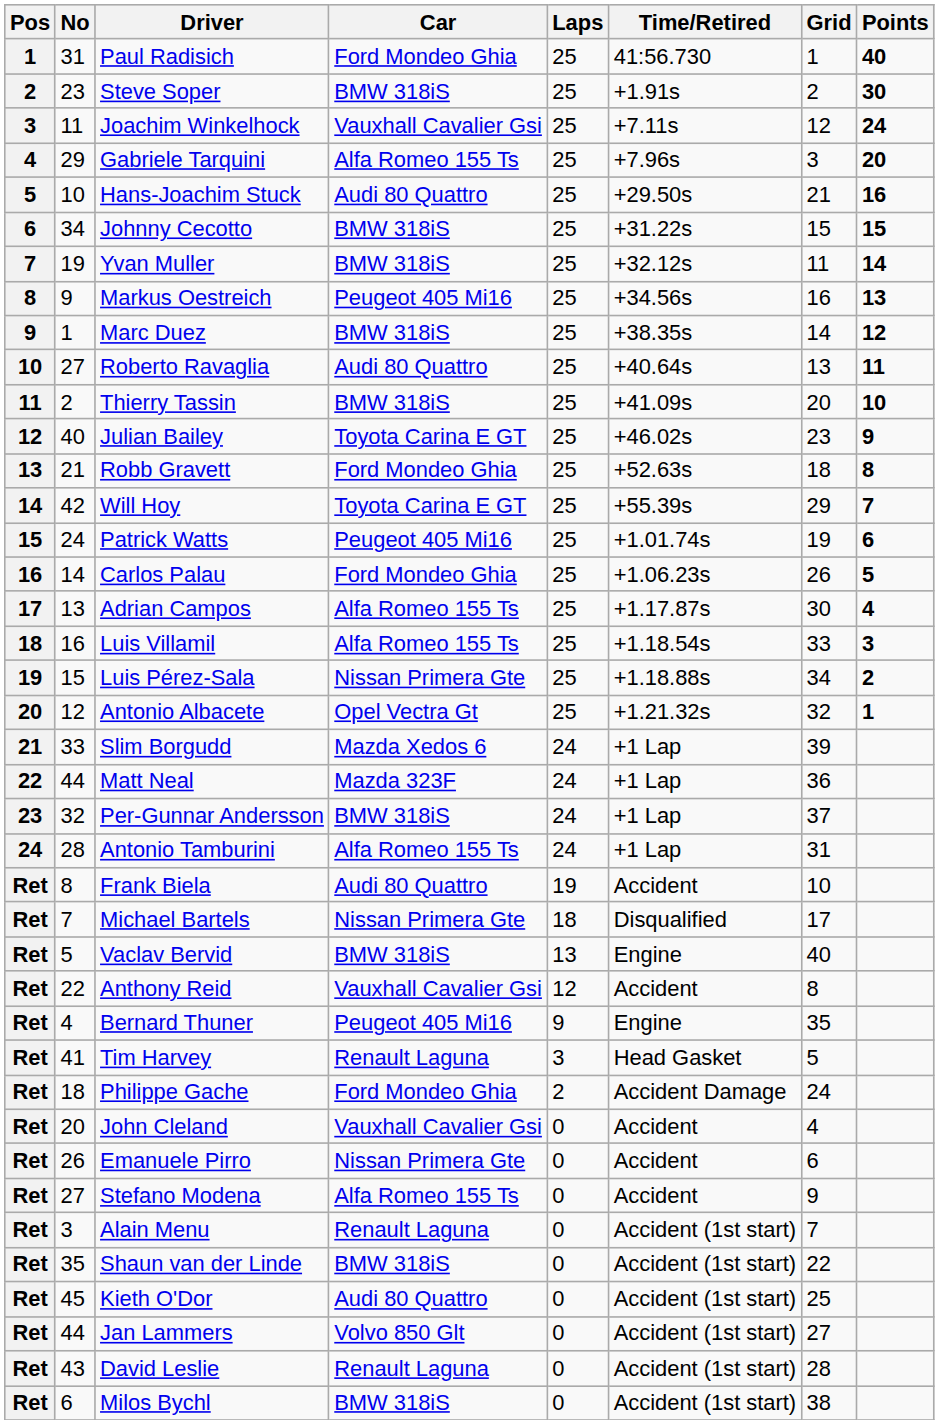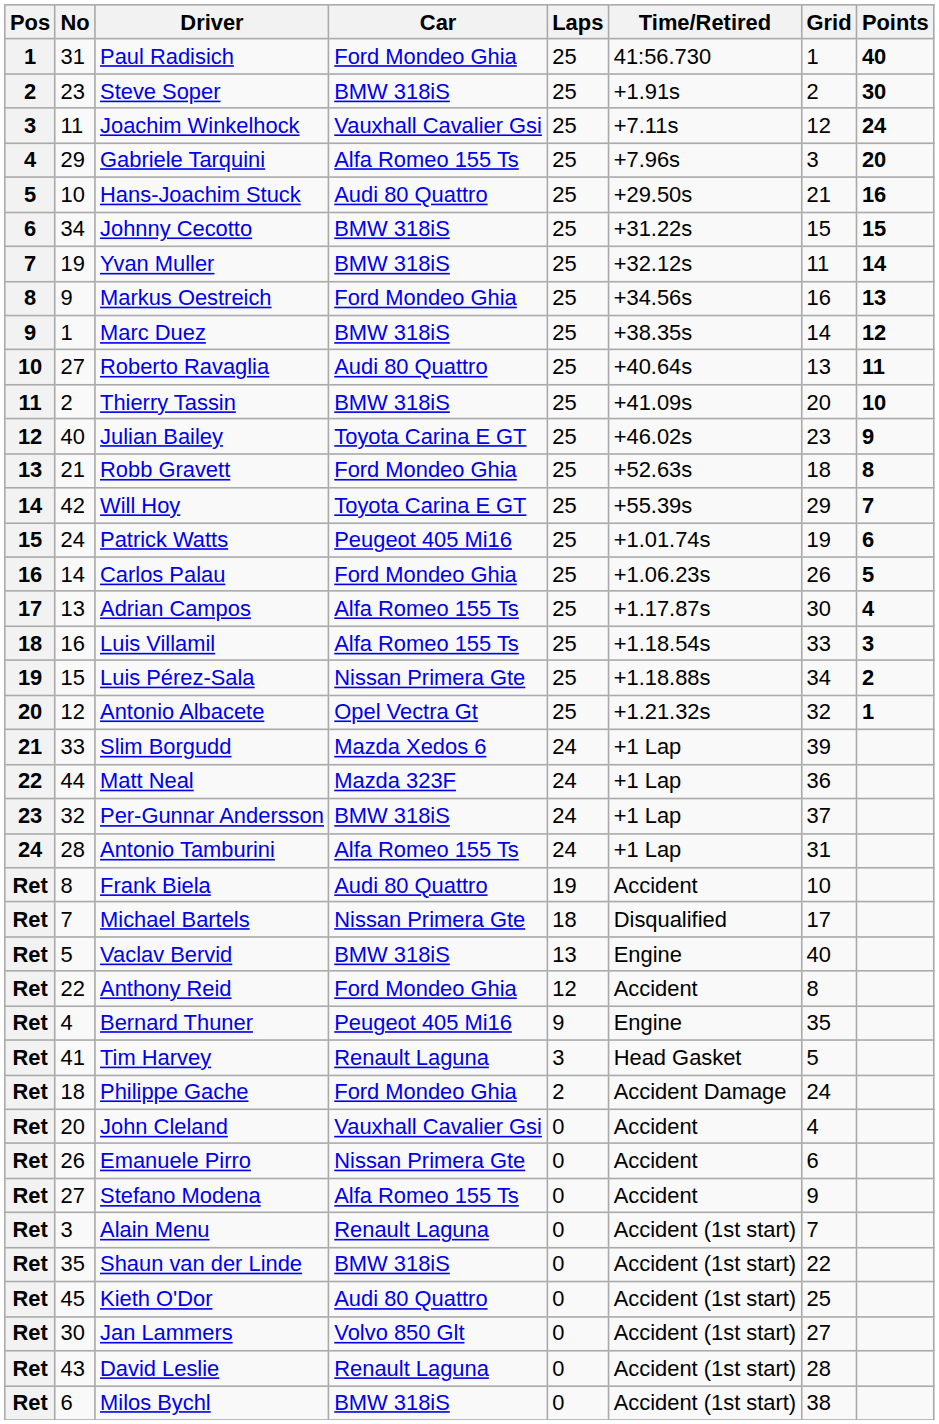(423, 298) Peugeot 405 Mi16 -> (426, 298) Ford Mondeo Ghia
(438, 988) Vauxhall Cavalier Gsi -> (426, 988) Ford Mondeo Ghia
(73, 1333) 44 -> (73, 1333) 30
